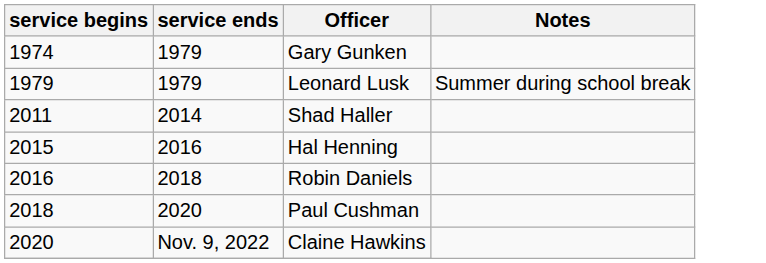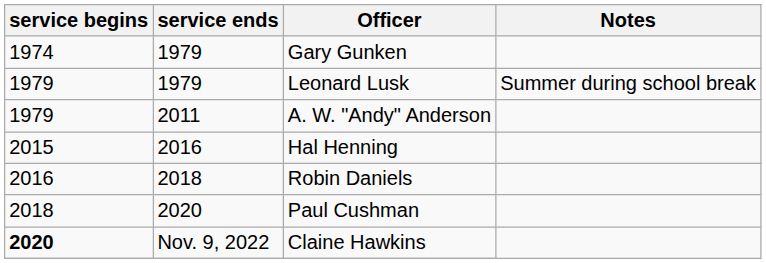+ row: (389, 115)
- row: (340, 115)
(31, 242) normal -> (31, 242) bold
